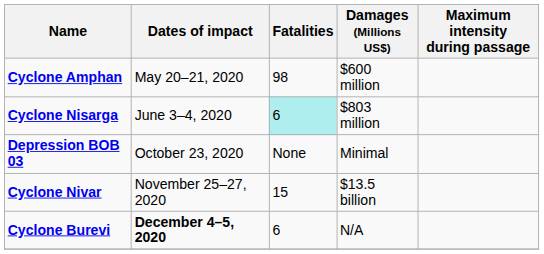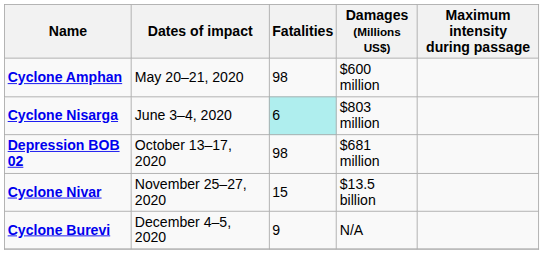+ row: (64, 153)
- row: (64, 153)
(184, 230) bold -> (183, 230) normal
(276, 230) 6 -> (276, 230) 9
